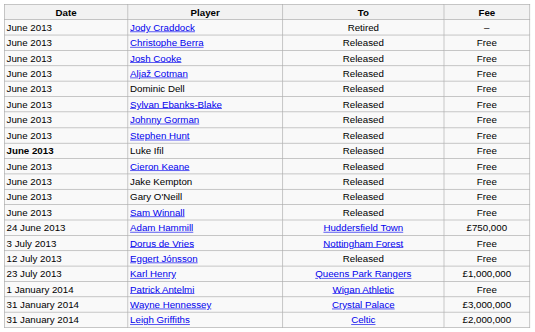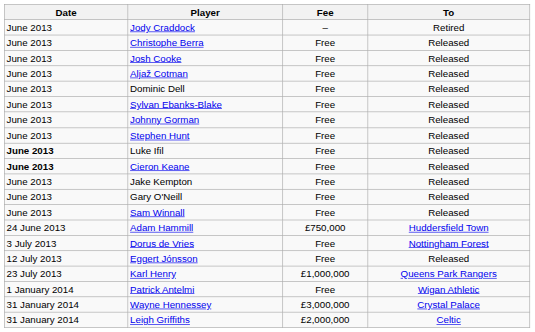columns swapped: (363, 12) <-> (487, 12)
(29, 166) normal -> (30, 166) bold
